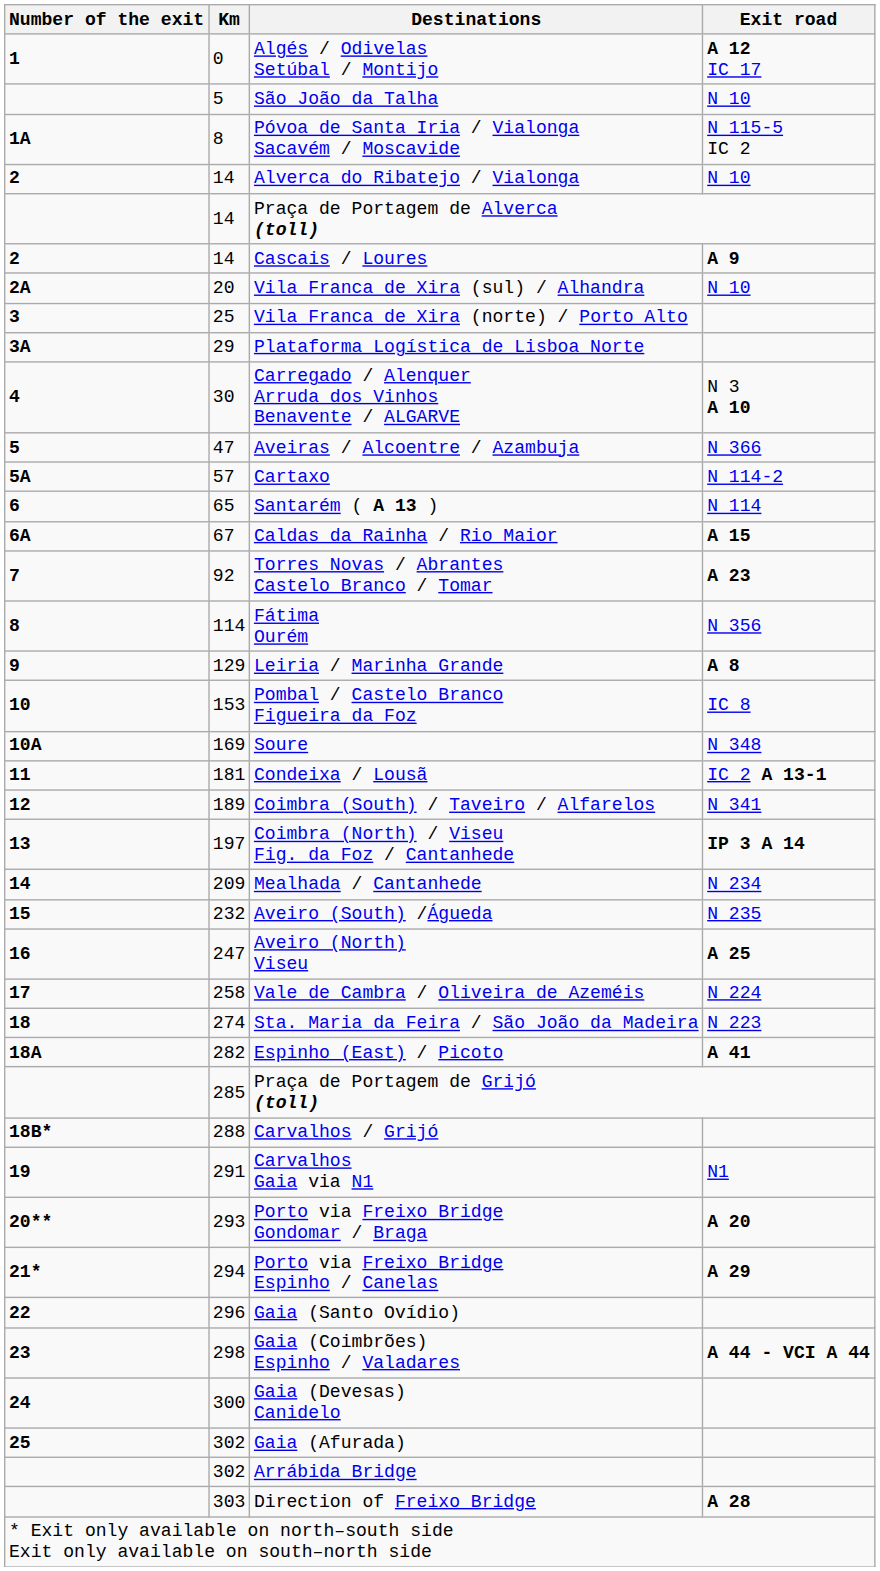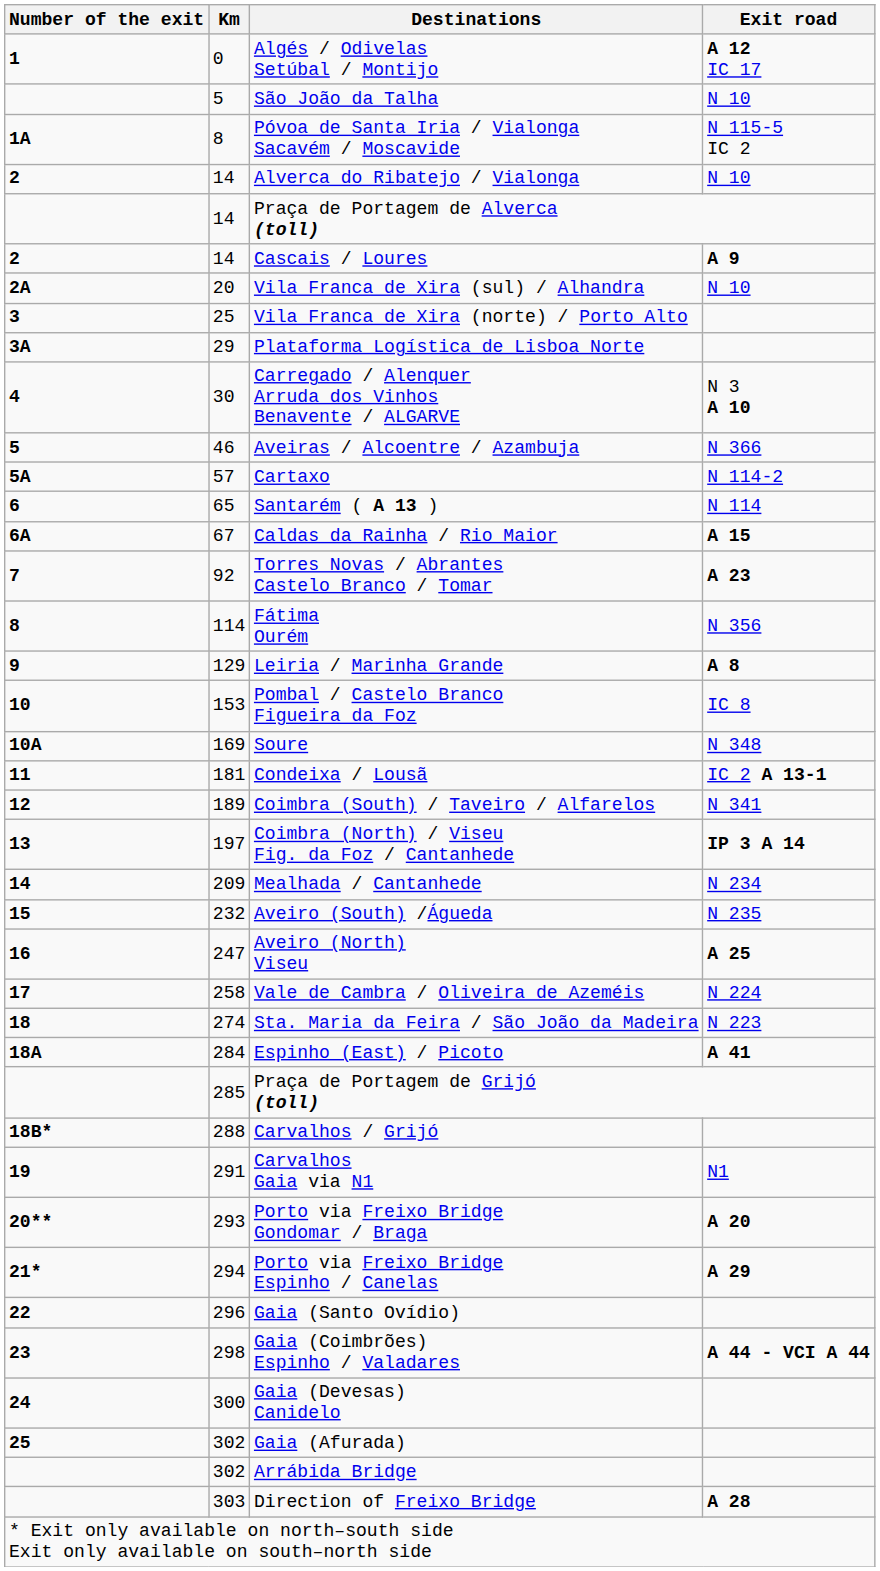(224, 448) 47 -> (224, 448) 46
(229, 1053) 282 -> (229, 1053) 284
